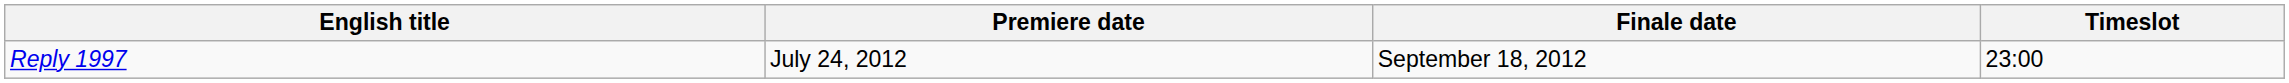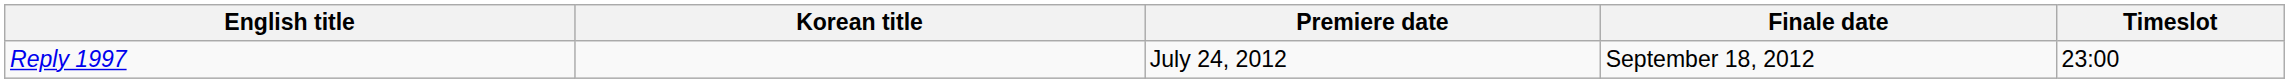+ column: (860, 22)
